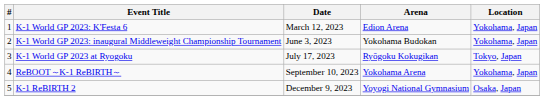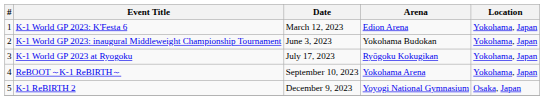(497, 57) Tokyo, Japan -> (505, 57) Yokohama, Japan
